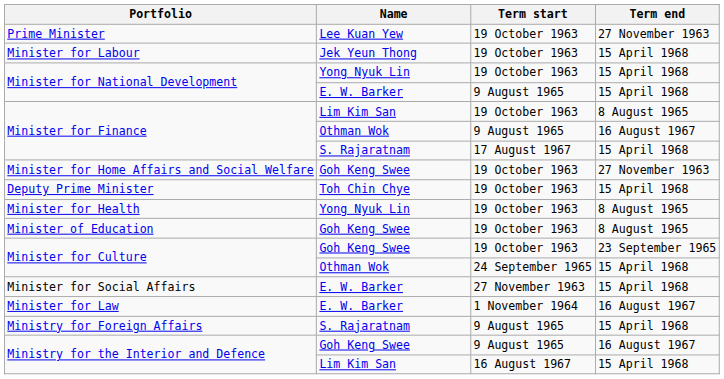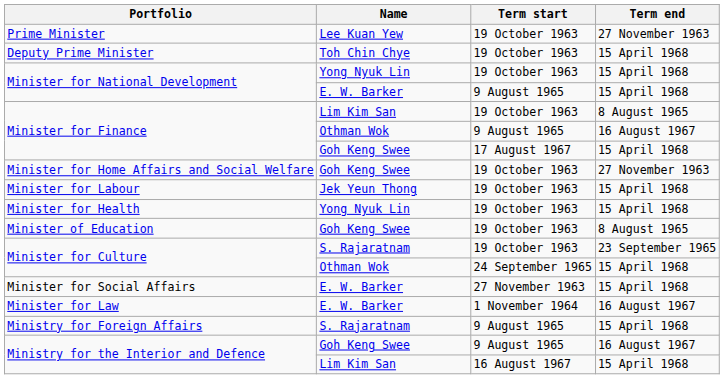rows swapped: (80, 189) <-> (73, 53)
(365, 150) S. Rajaratnam -> (365, 150) Goh Keng Swee
(643, 209) 8 August 1965 -> (643, 209) 15 April 1968
(365, 247) Goh Keng Swee -> (365, 247) S. Rajaratnam
